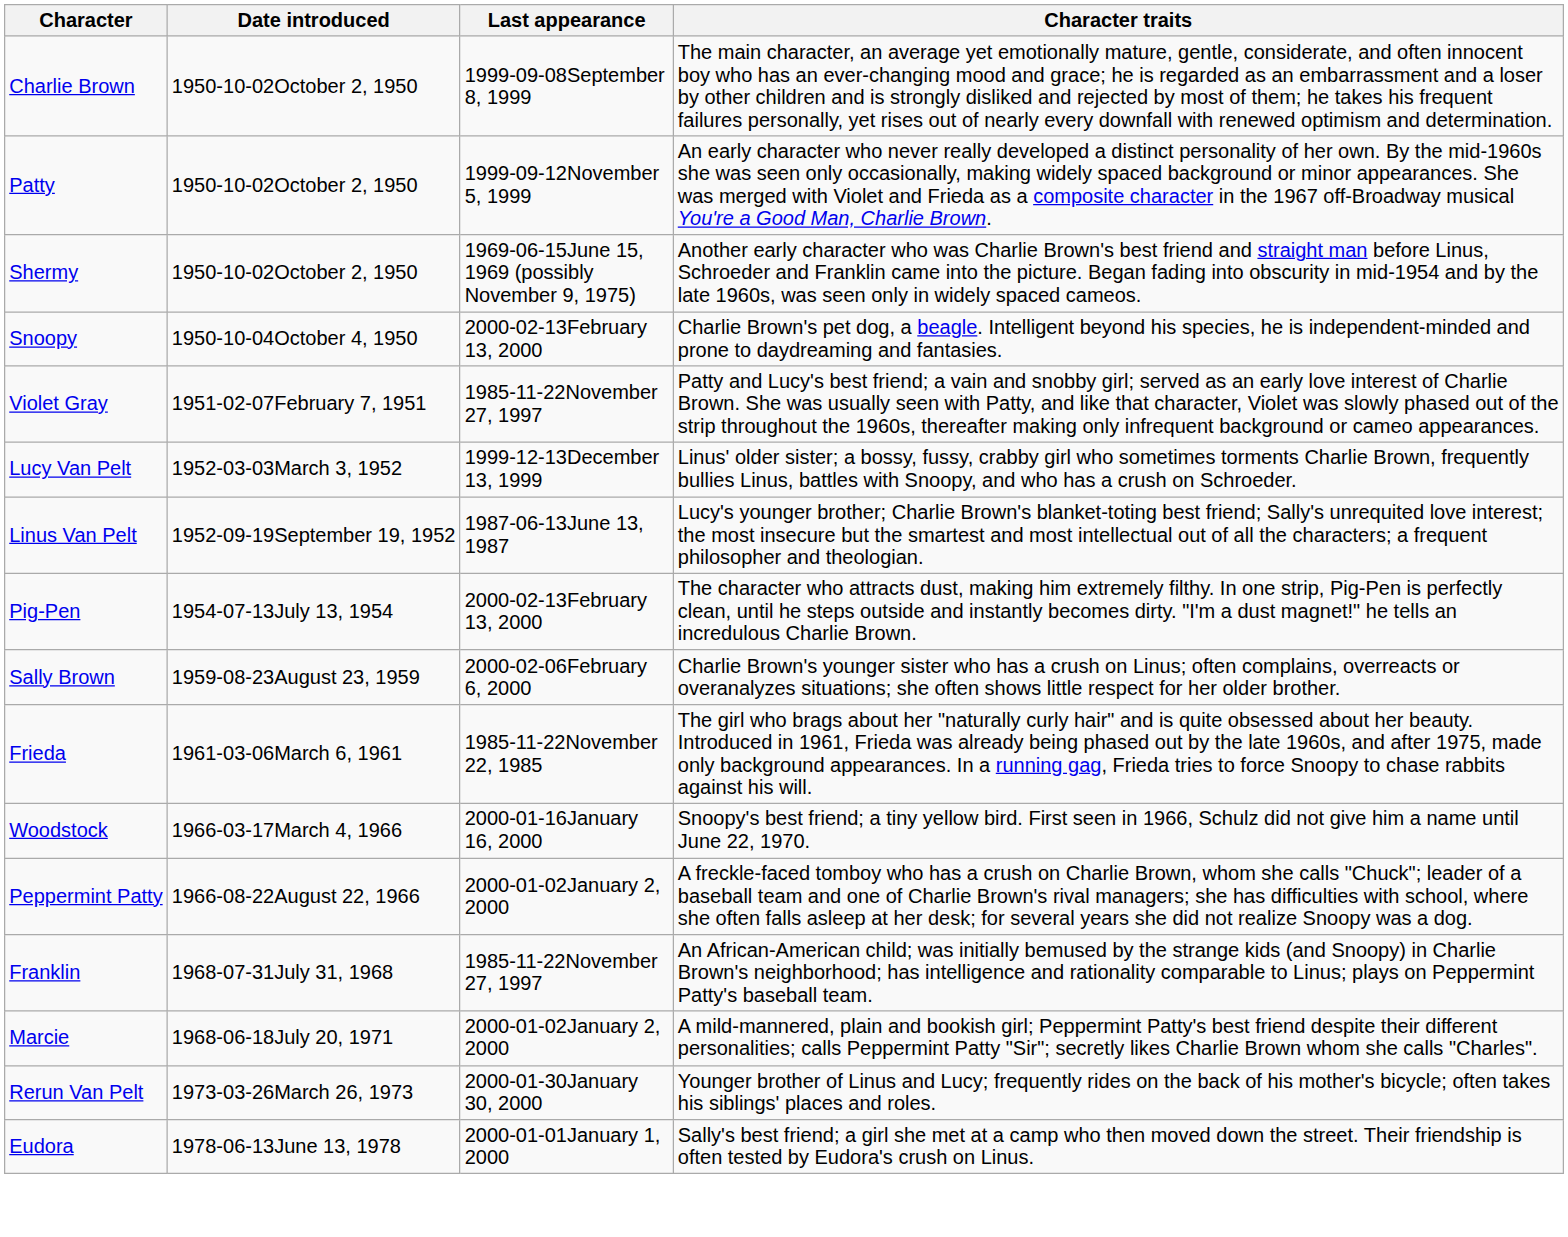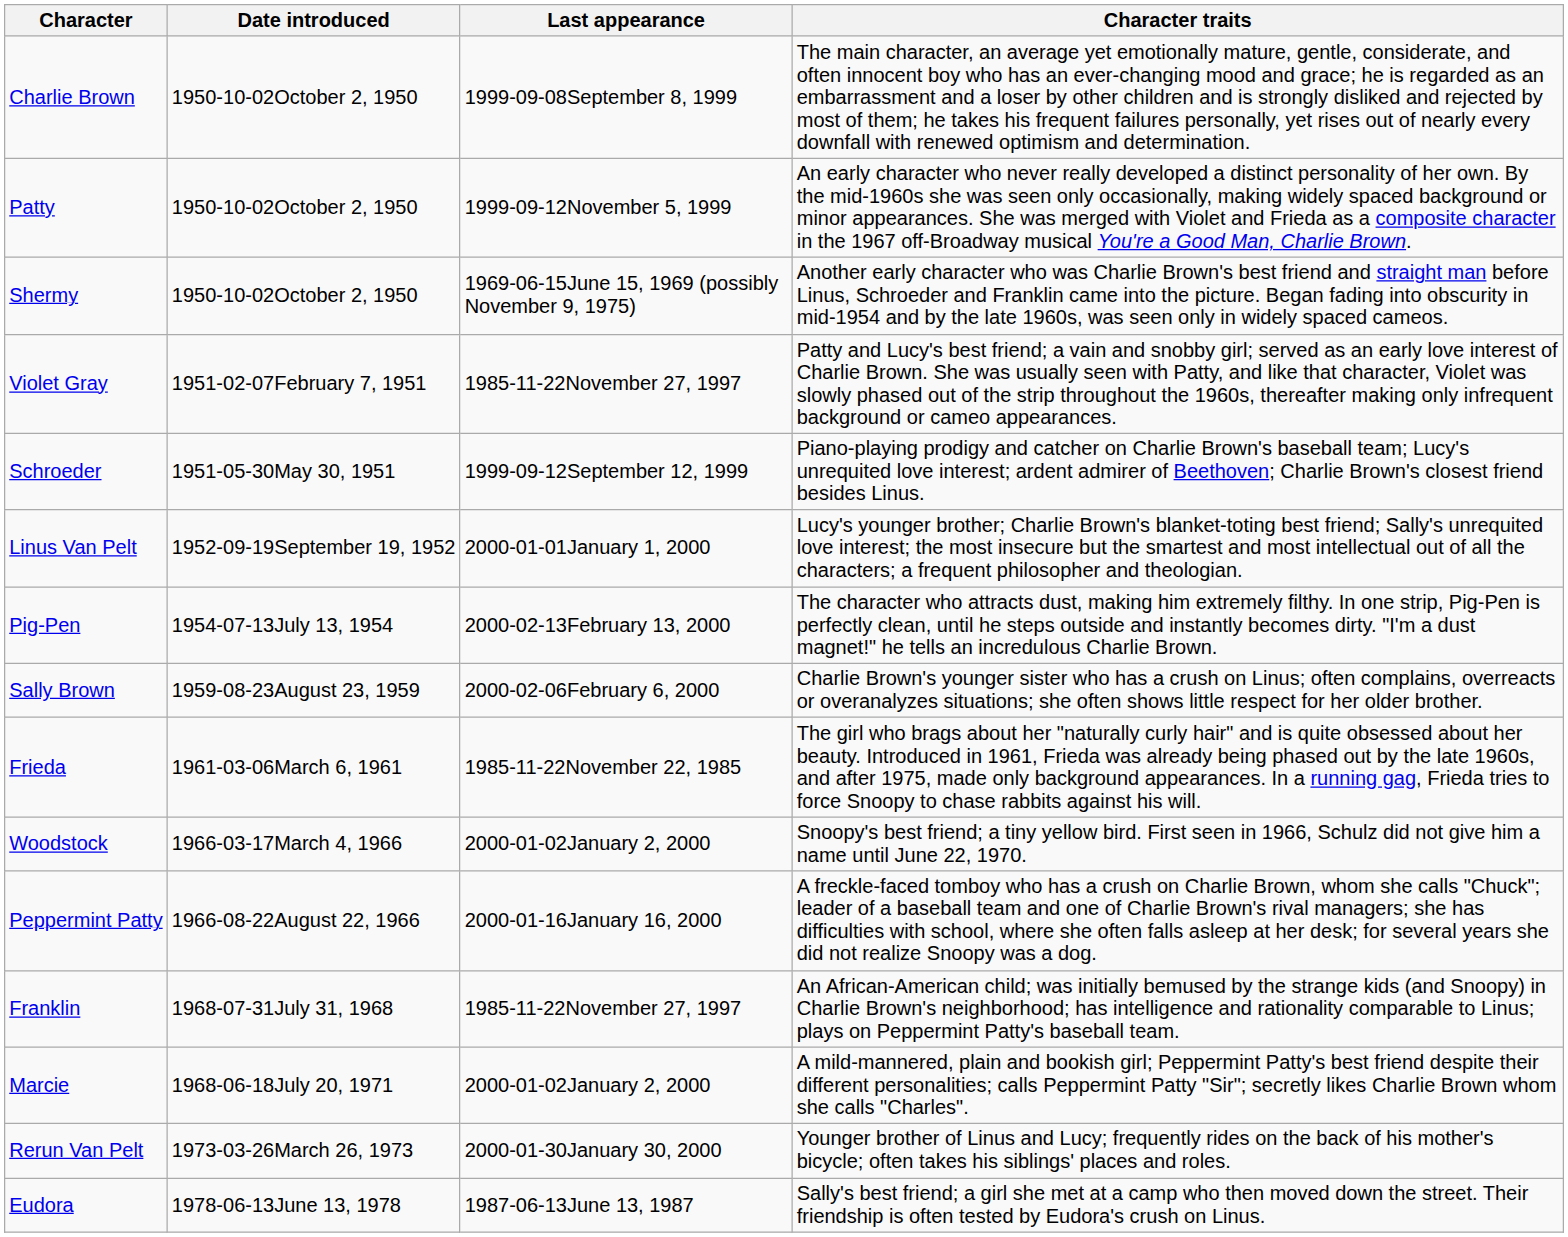- row: (43, 338)
+ row: (55, 471)
- row: (70, 469)
(554, 534) 1987-06-13June 13, 1987 -> (588, 548) 2000-01-01January 1, 2000
(551, 830) 2000-01-16January 16, 2000 -> (588, 843) 2000-01-02January 2, 2000
(562, 895) 2000-01-02January 2, 2000 -> (593, 920) 2000-01-16January 16, 2000
(562, 1146) 2000-01-01January 1, 2000 -> (579, 1204) 1987-06-13June 13, 1987
